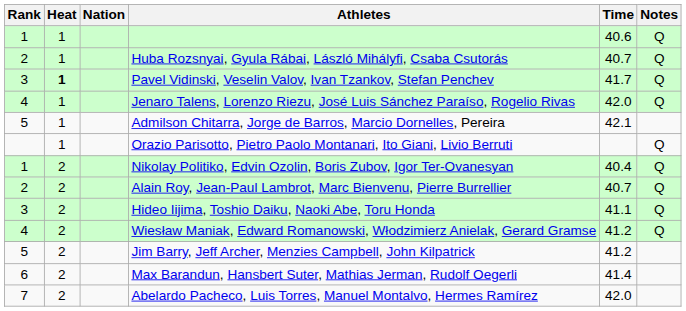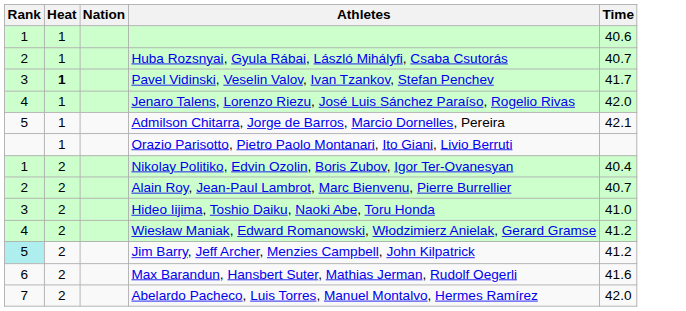- column: (659, 15)
(618, 209) 41.1 -> (618, 209) 41.0
(24, 252) no background -> (24, 252) paleturquoise background
(618, 274) 41.4 -> (618, 274) 41.6
